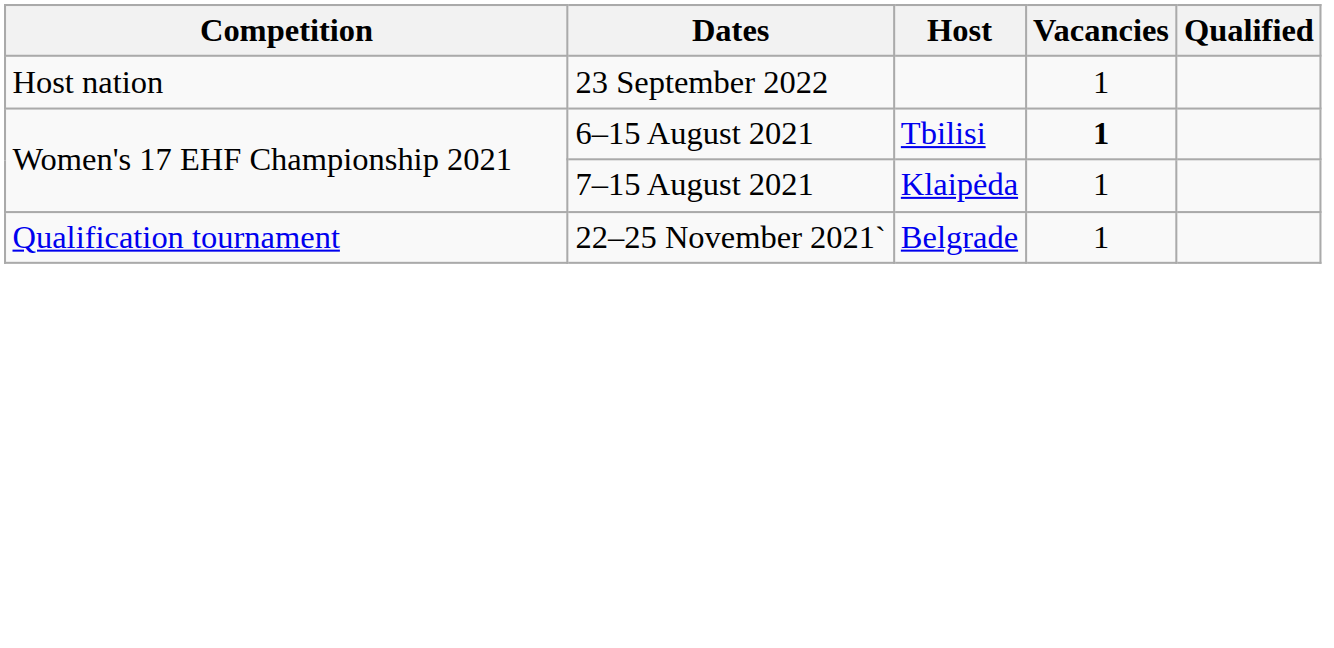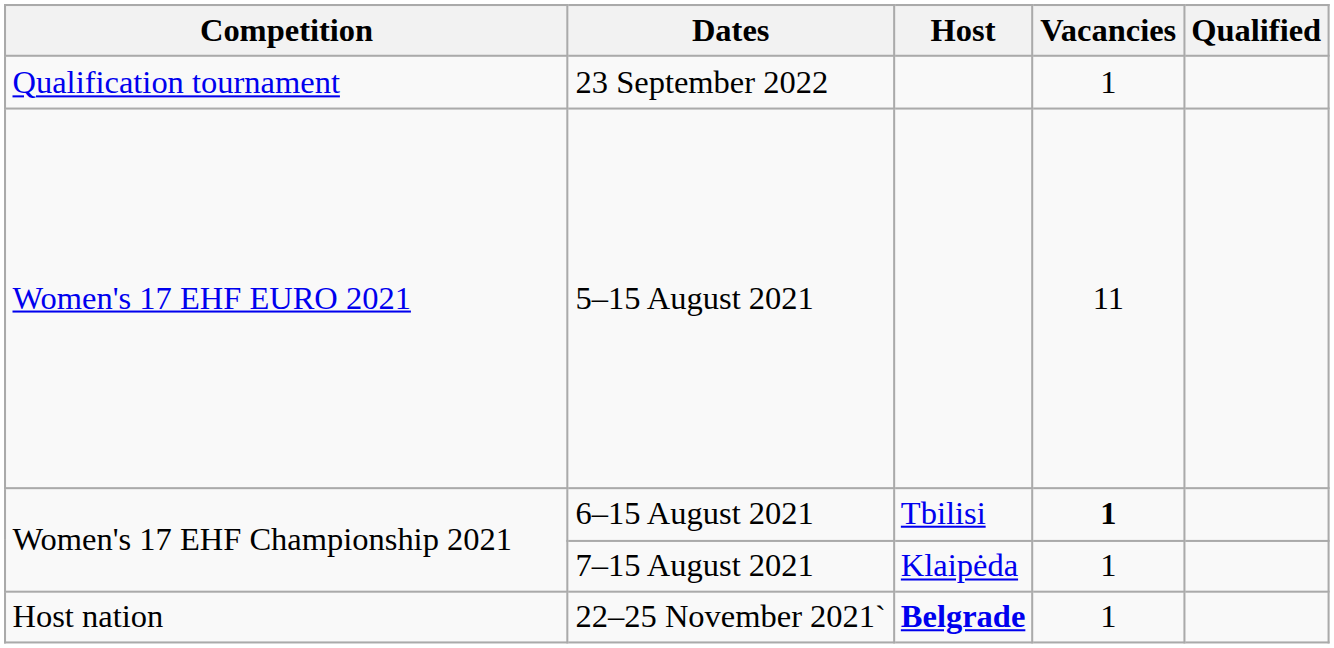(88, 81) Host nation -> (176, 81) Qualification tournament
+ row: (695, 297)
(176, 236) Qualification tournament -> (88, 616) Host nation
(959, 236) normal -> (963, 616) bold
